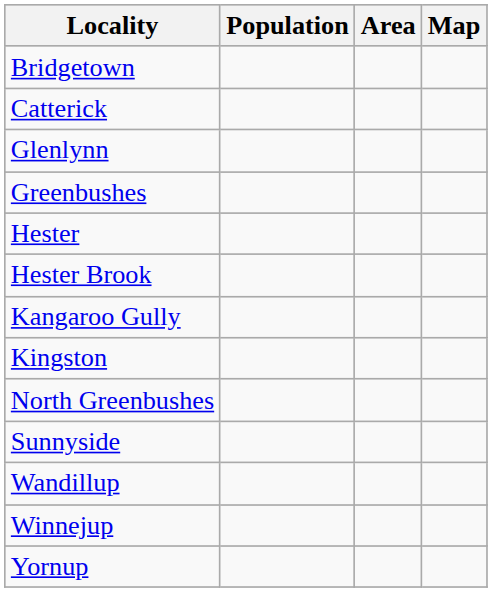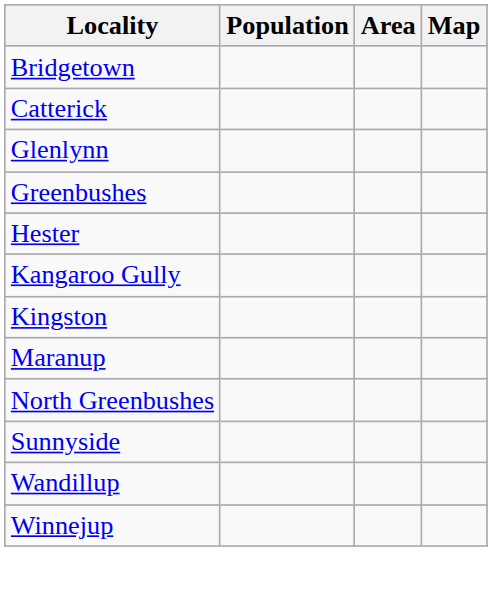- row: (81, 274)
+ row: (58, 358)
- row: (50, 566)
